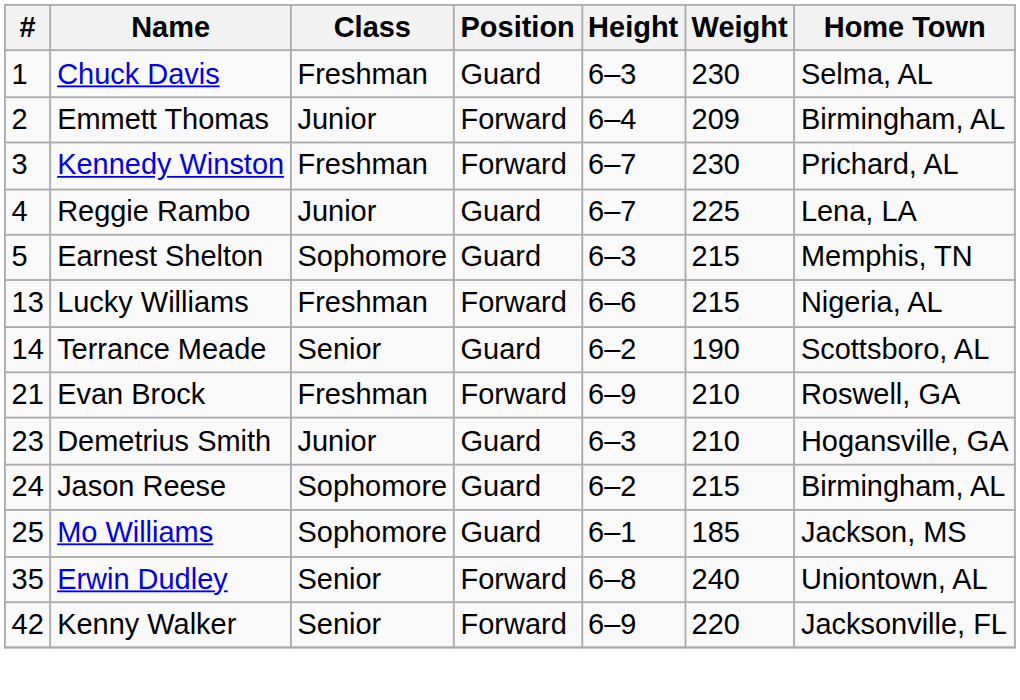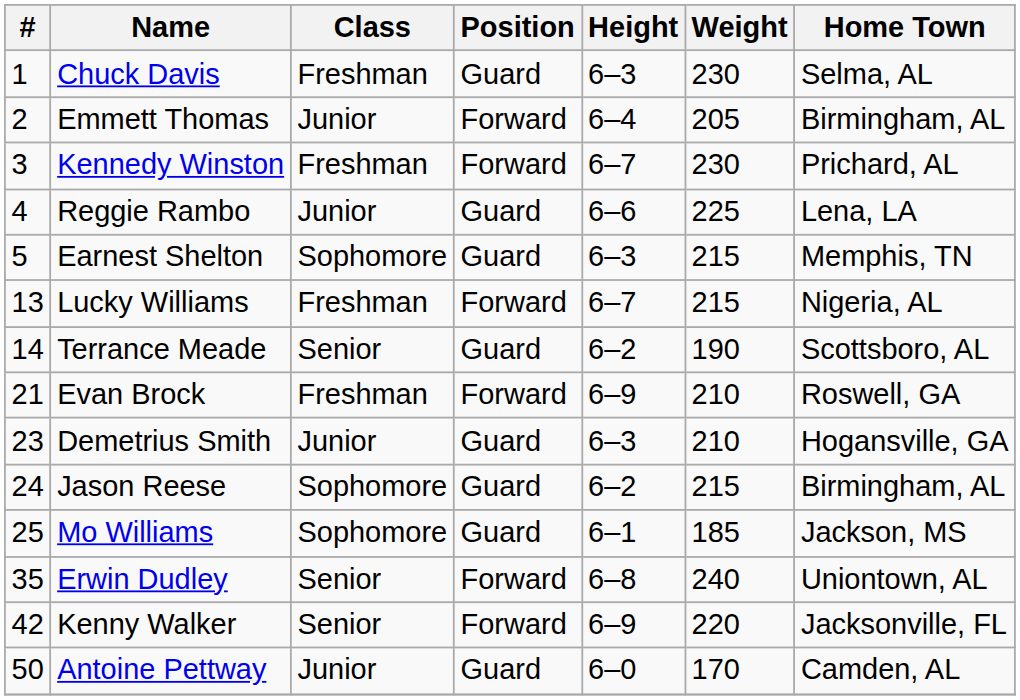(716, 119) 209 -> (716, 119) 205
(612, 211) 6–7 -> (612, 211) 6–6
(612, 303) 6–6 -> (612, 303) 6–7
+ row: (162, 670)
